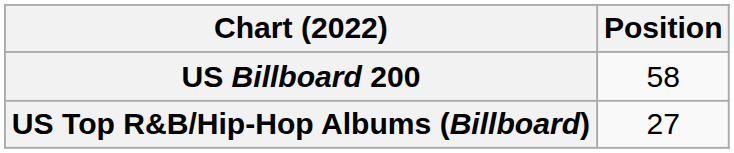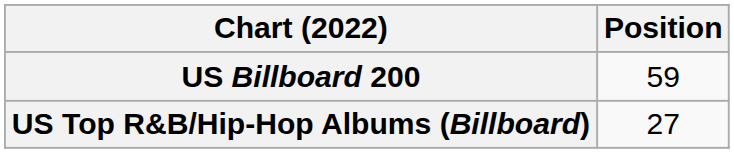(663, 76) 58 -> (663, 76) 59
